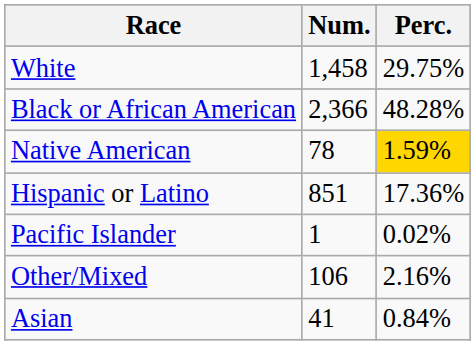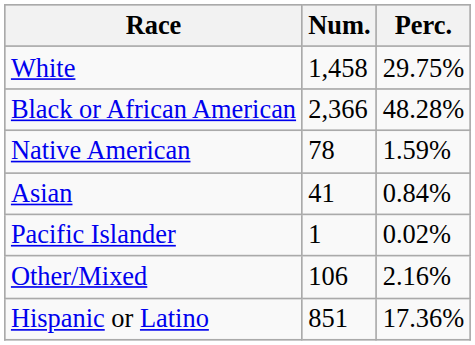(417, 151) gold background -> (417, 151) no background
rows swapped: (42, 318) <-> (110, 192)
